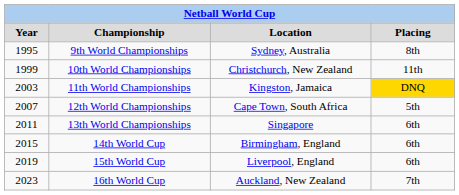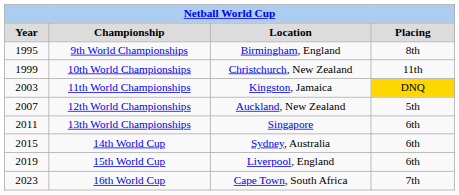(291, 51) Sydney, Australia -> (291, 51) Birmingham, England
(291, 106) Cape Town, South Africa -> (291, 106) Auckland, New Zealand
(291, 143) Birmingham, England -> (291, 143) Sydney, Australia
(291, 180) Auckland, New Zealand -> (291, 180) Cape Town, South Africa
